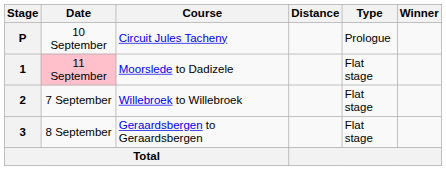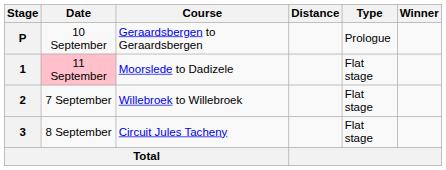(173, 38) Circuit Jules Tacheny -> (167, 38) Geraardsbergen to Geraardsbergen
(167, 132) Geraardsbergen to Geraardsbergen -> (173, 132) Circuit Jules Tacheny
